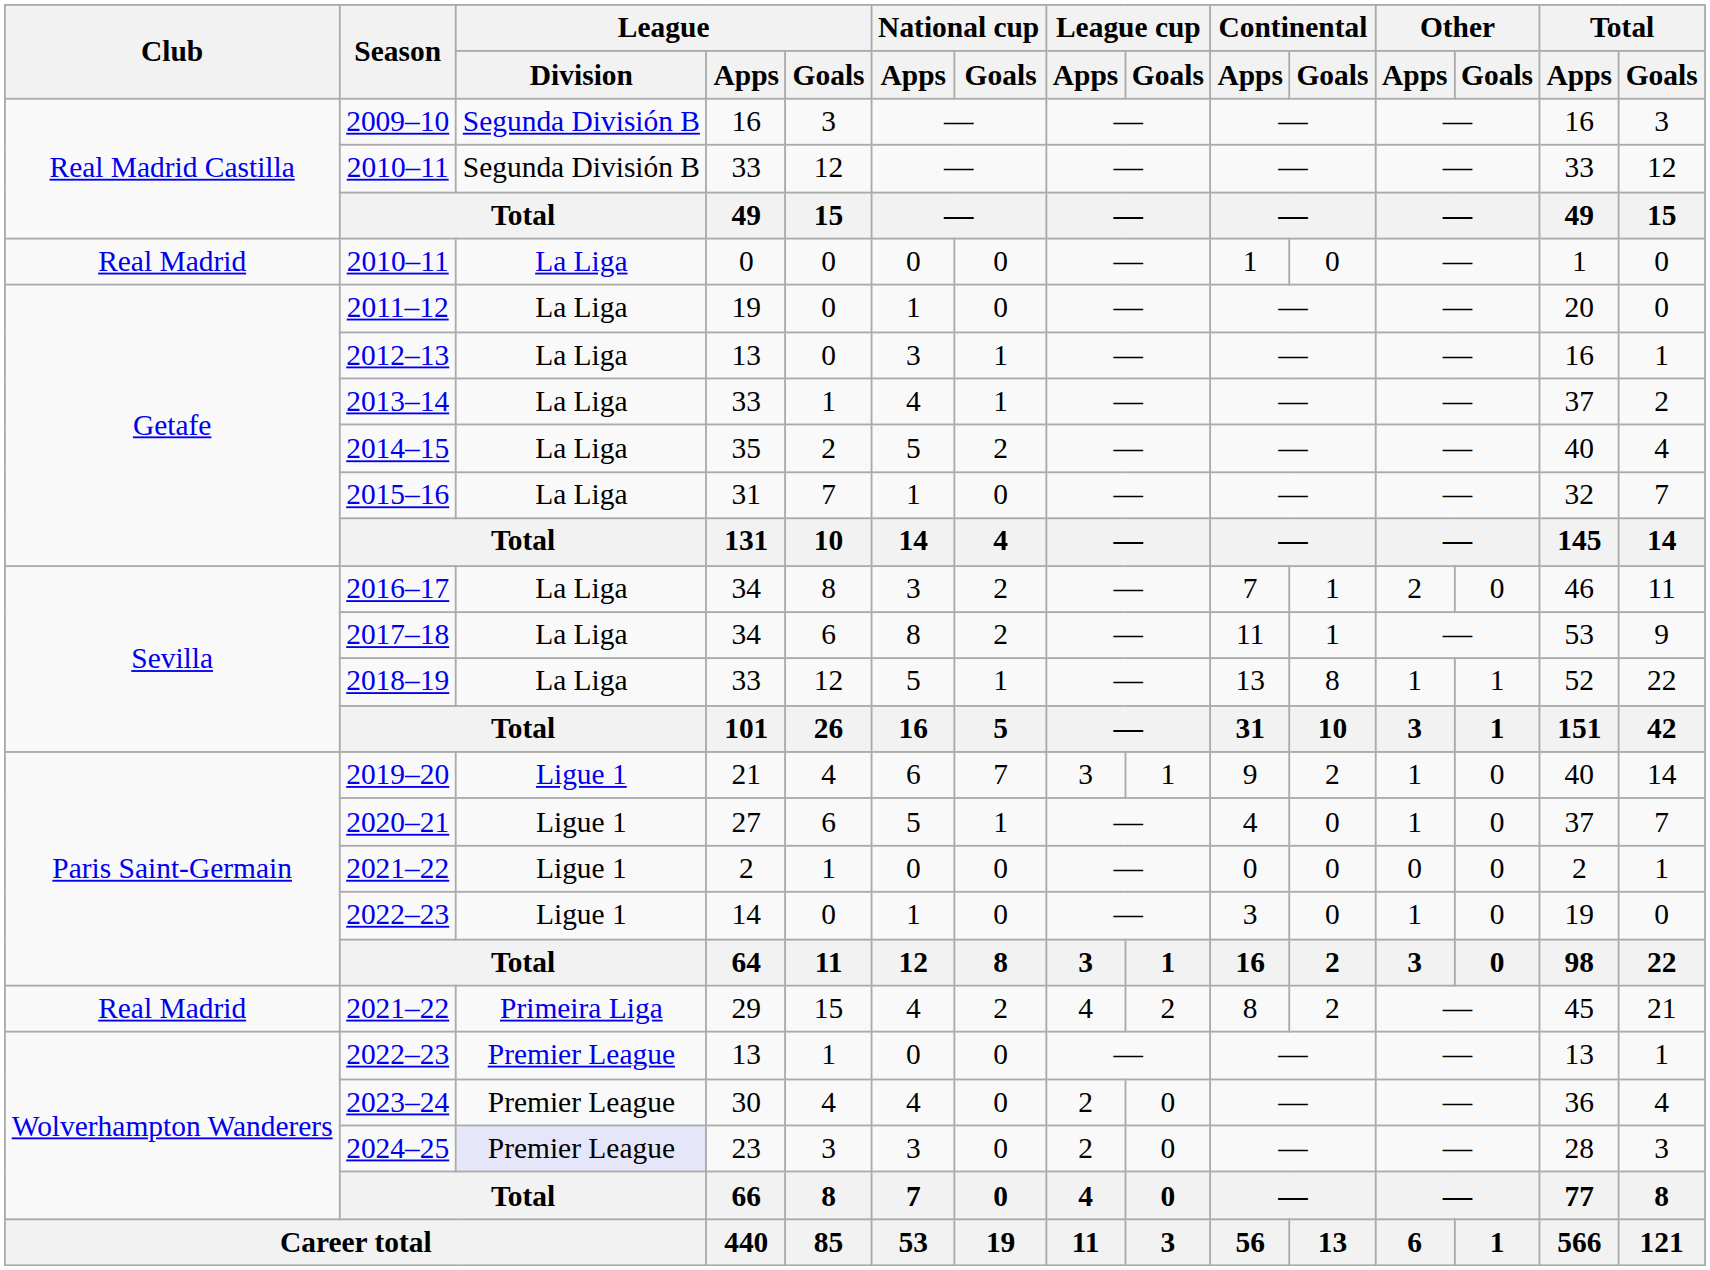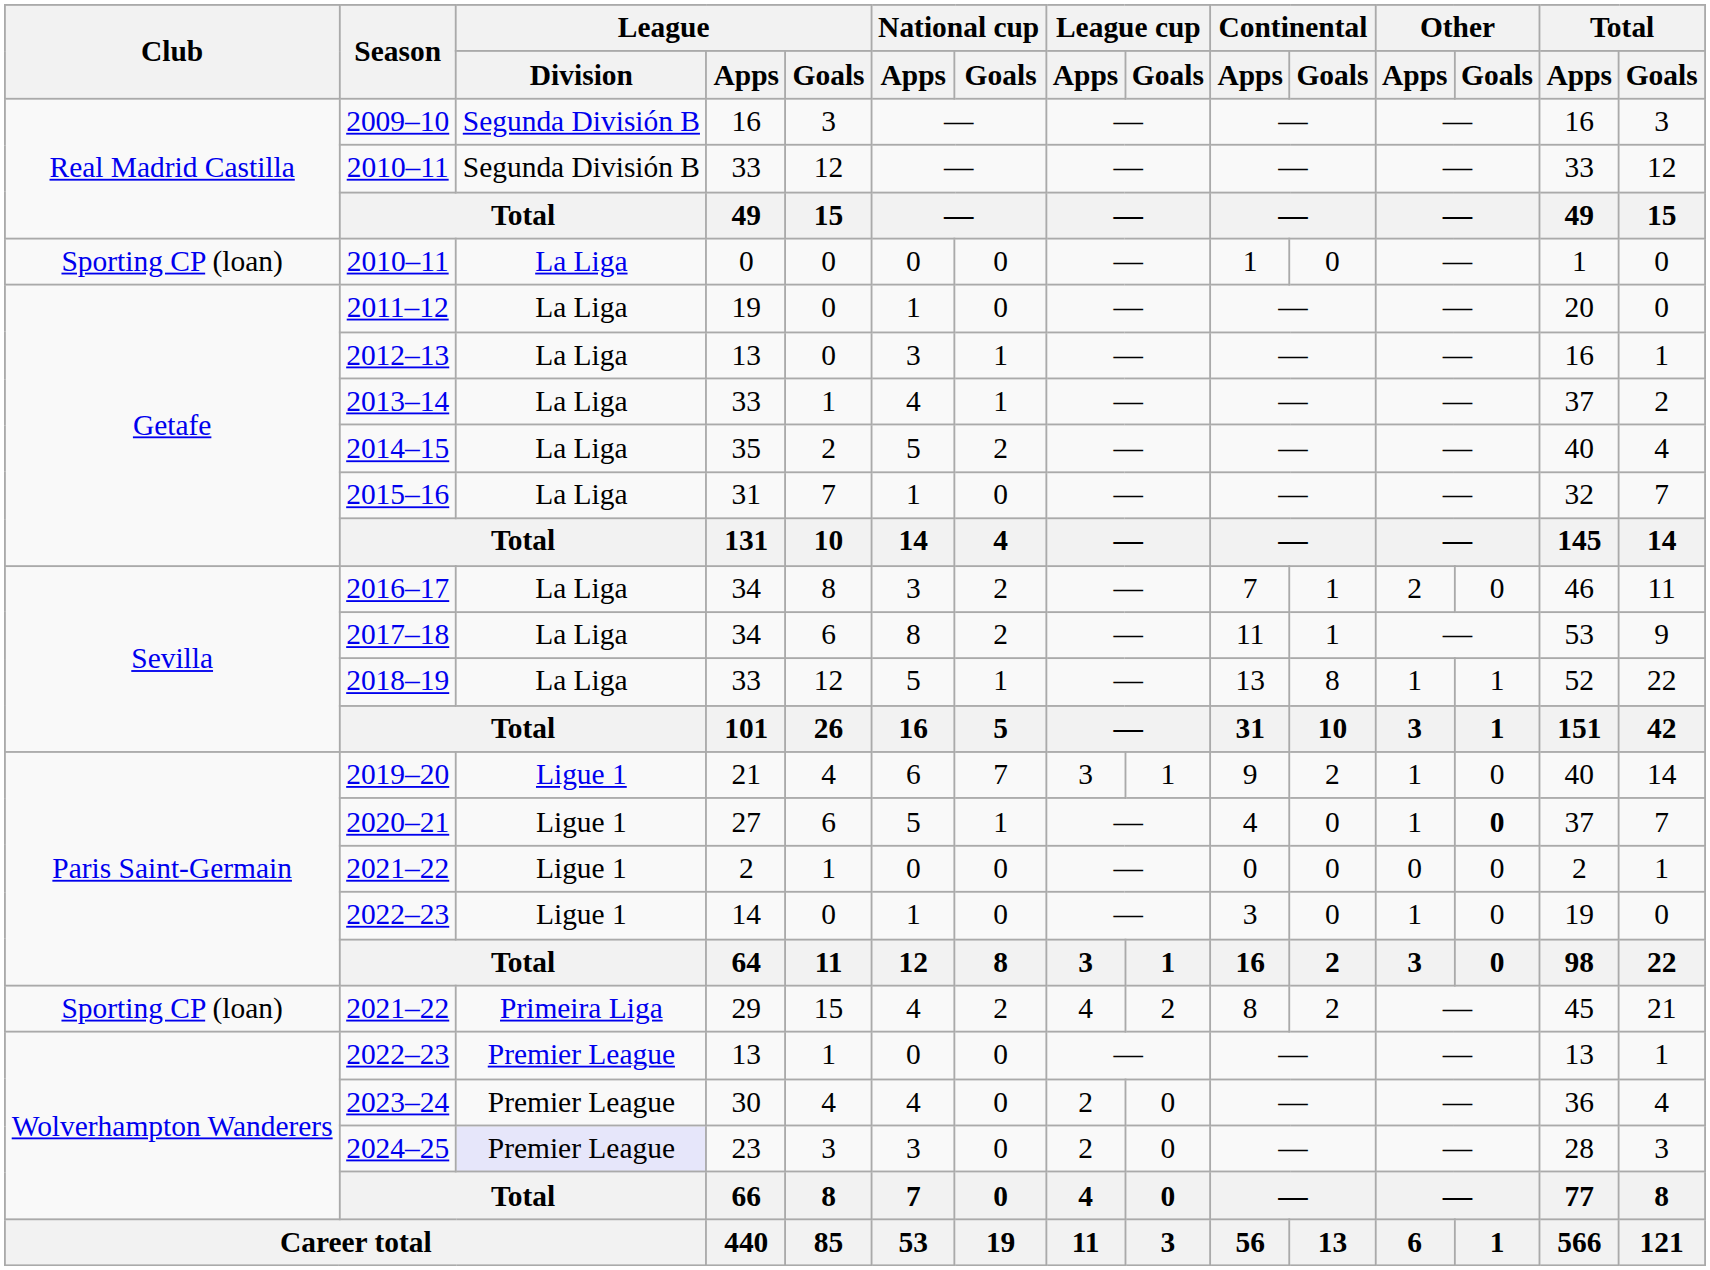(172, 261) Real Madrid -> (172, 261) Sporting CP (loan)
(1497, 821) normal -> (1497, 821) bold
(172, 1008) Real Madrid -> (172, 1008) Sporting CP (loan)
